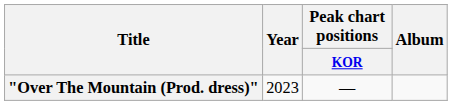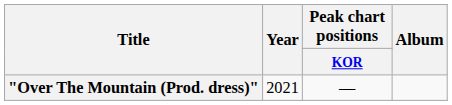(283, 87) 2023 -> (283, 87) 2021
